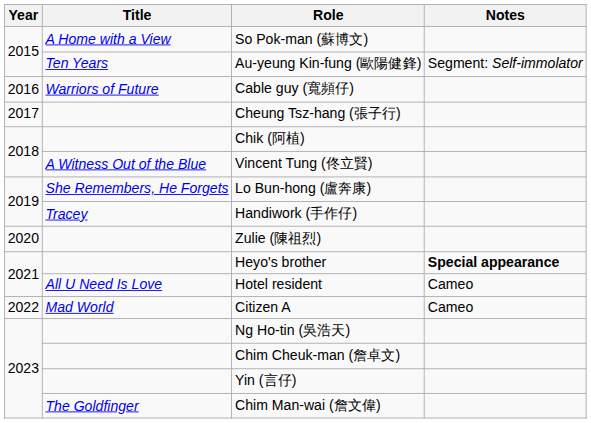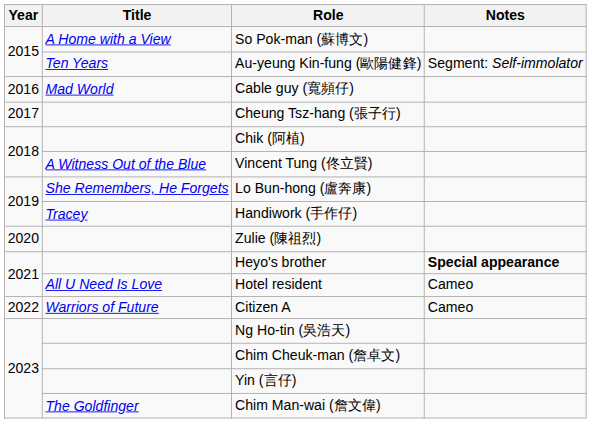(102, 89) Warriors of Future -> (80, 89) Mad World
(80, 307) Mad World -> (102, 307) Warriors of Future
